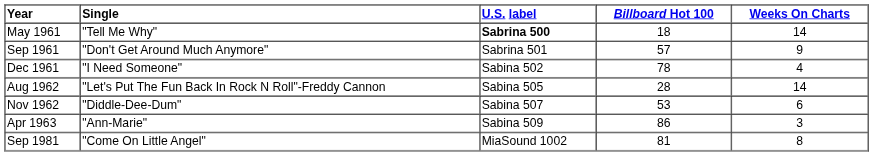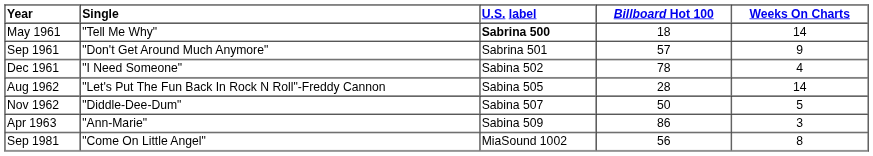(664, 105) 53 -> (664, 105) 50
(800, 105) 6 -> (800, 105) 5
(664, 141) 81 -> (664, 141) 56
